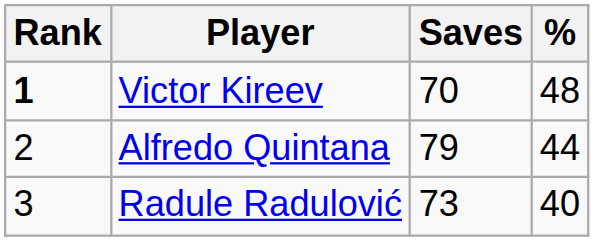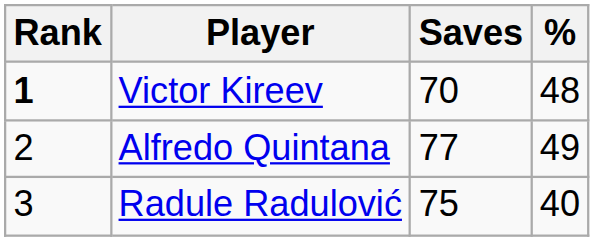(439, 147) 79 -> (439, 147) 77
(560, 147) 44 -> (560, 147) 49
(439, 205) 73 -> (439, 205) 75
